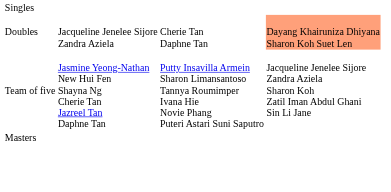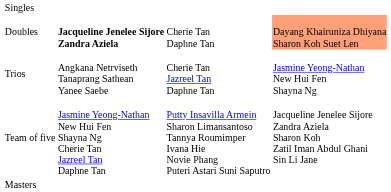(108, 38) normal -> (111, 38) bold
+ row: (15, 73)
